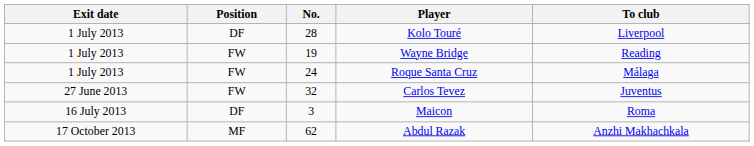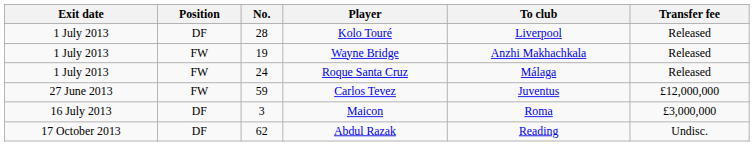+ column: (690, 13)
(641, 52) Reading -> (539, 52) Anzhi Makhachkala
(311, 91) 32 -> (262, 91) 59
(237, 130) MF -> (199, 130) DF
(641, 130) Anzhi Makhachkala -> (539, 130) Reading
